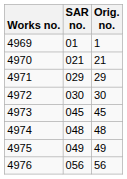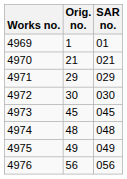columns swapped: (107, 19) <-> (77, 19)
